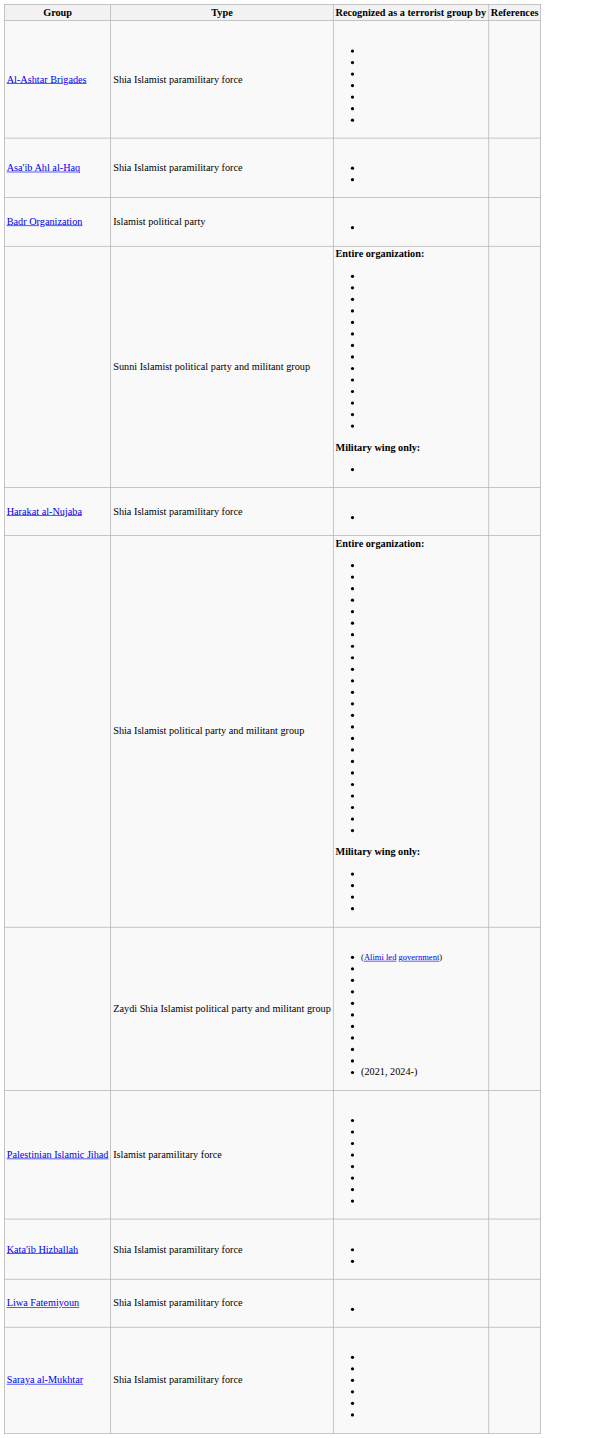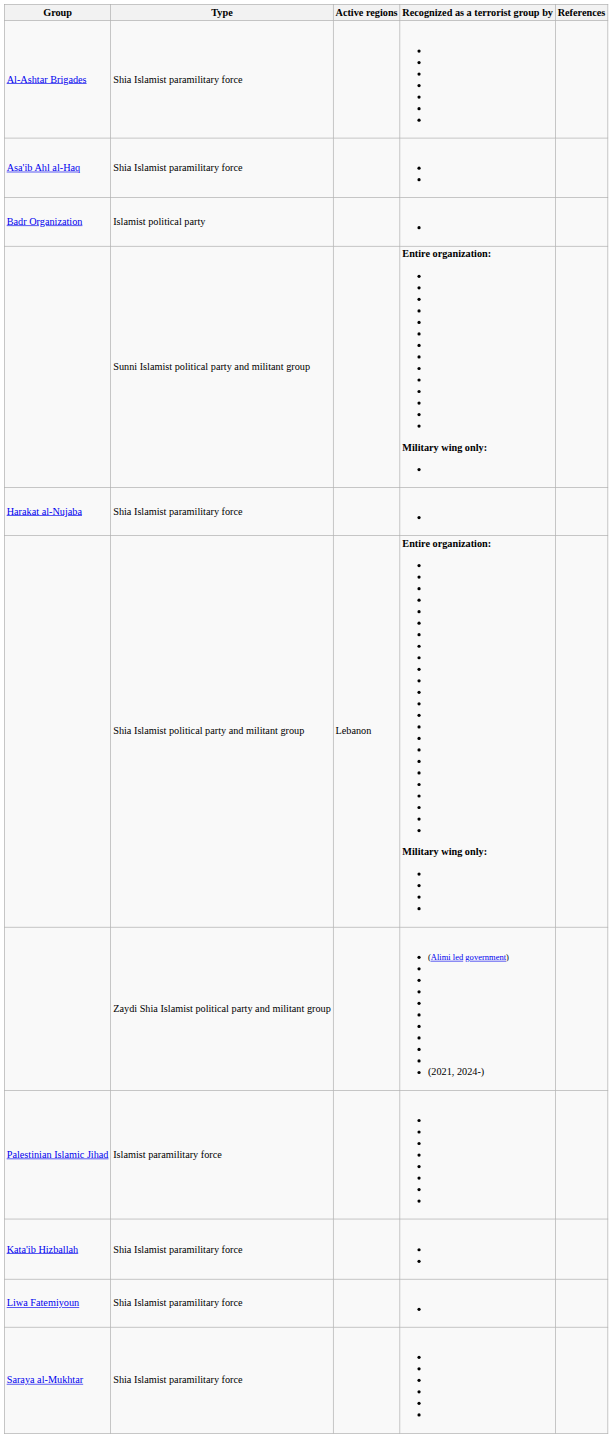+ column: (367, 12)
